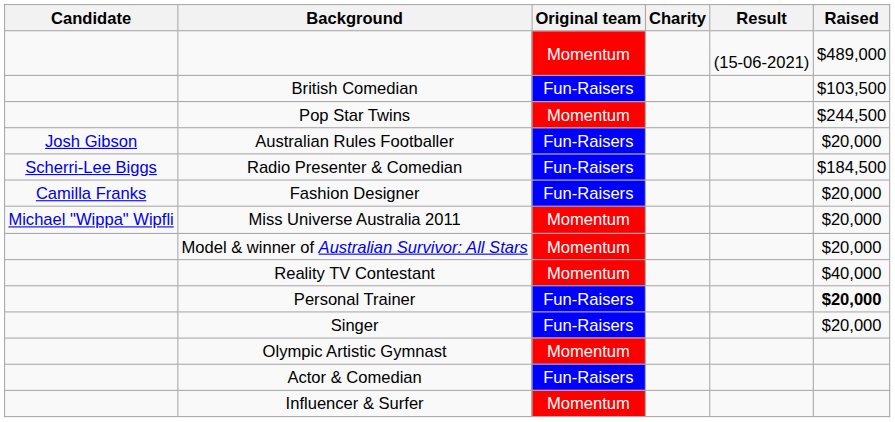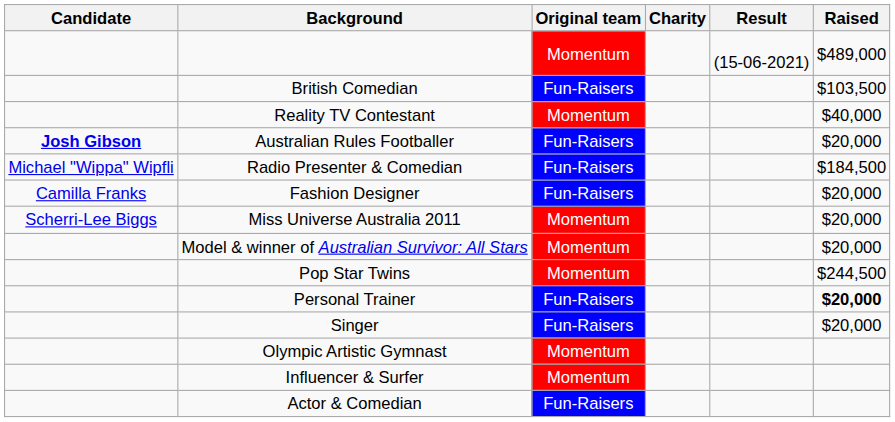rows swapped: (355, 272) <-> (355, 115)
(91, 141) normal -> (91, 141) bold
(91, 168) Scherri-Lee Biggs -> (91, 168) Michael "Wippa" Wipfli
(91, 220) Michael "Wippa" Wipfli -> (91, 220) Scherri-Lee Biggs
rows swapped: (355, 377) <-> (355, 404)
